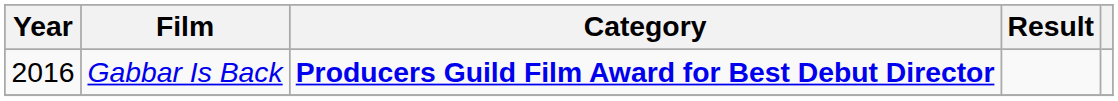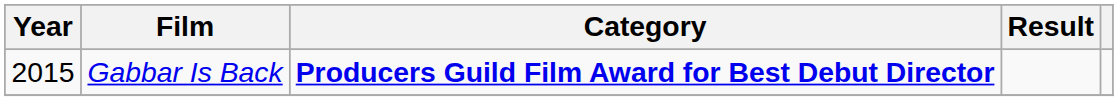(43, 71) 2016 -> (43, 71) 2015
